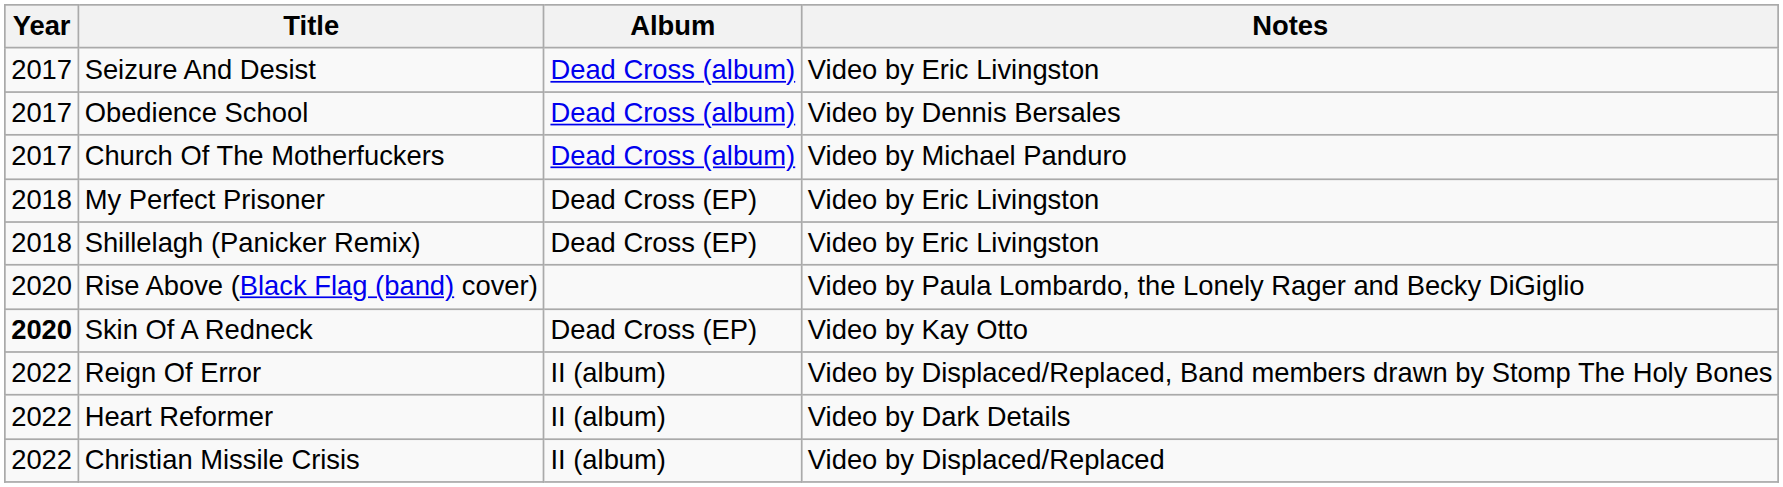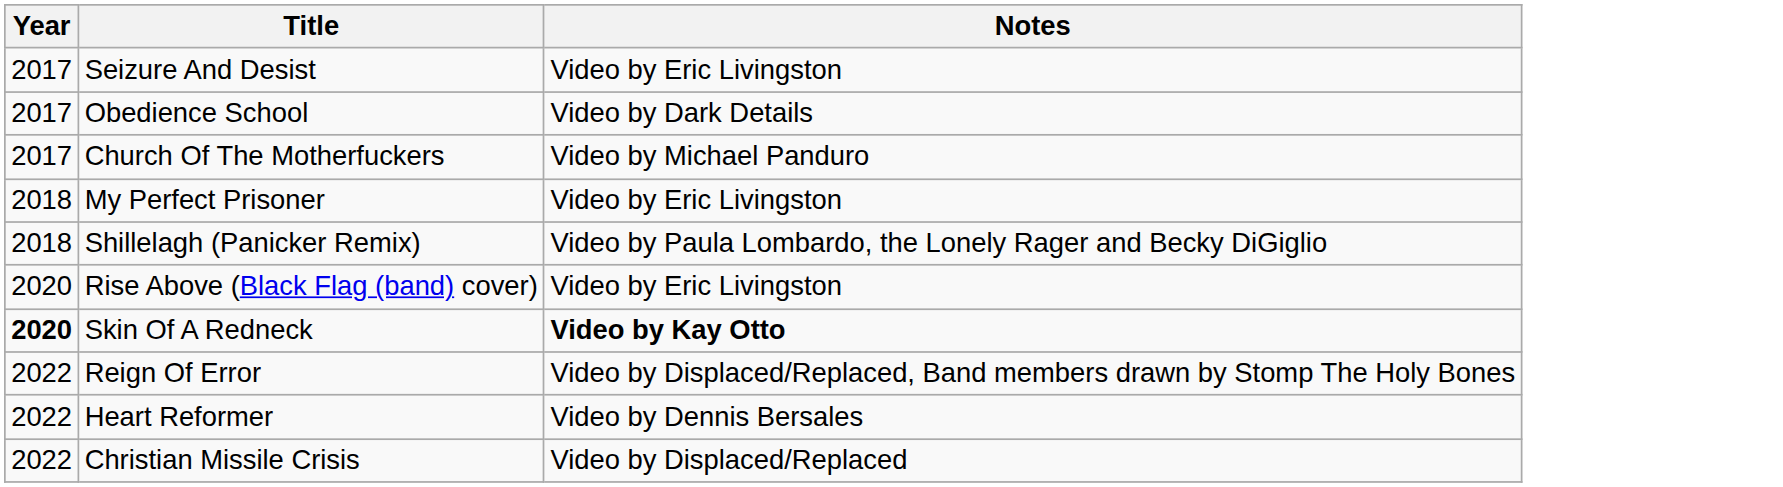- column: (673, 26)
(964, 112) Video by Dennis Bersales -> (682, 112) Video by Dark Details
(954, 243) Video by Eric Livingston -> (939, 243) Video by Paula Lombardo, the Lonely Rager and Becky DiGiglio
(1196, 286) Video by Paula Lombardo, the Lonely Rager and Becky DiGiglio -> (696, 286) Video by Eric Livingston
(918, 329) normal -> (668, 329) bold
(939, 416) Video by Dark Details -> (707, 416) Video by Dennis Bersales
